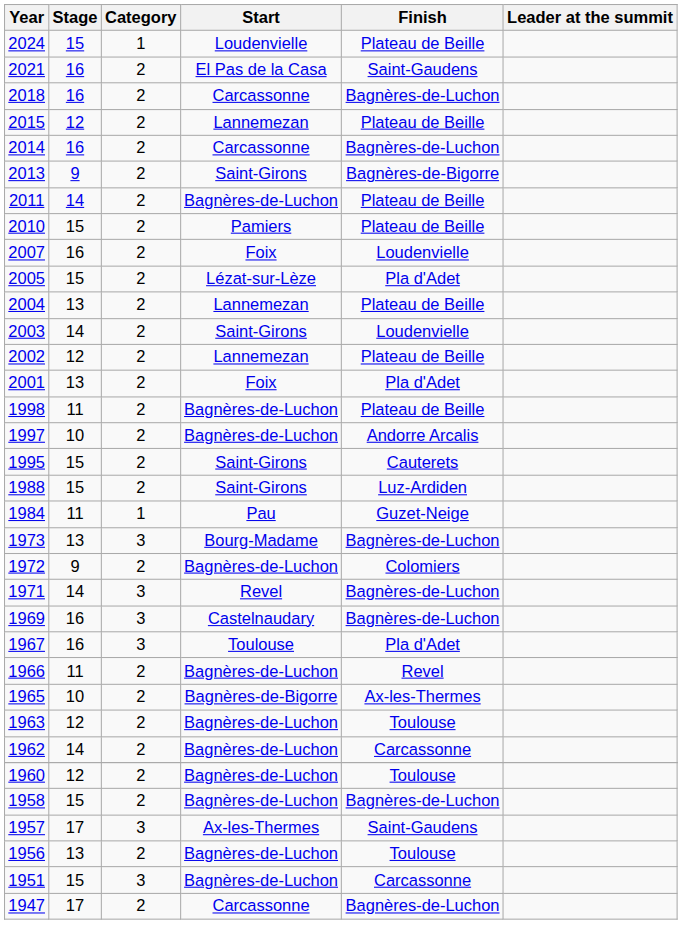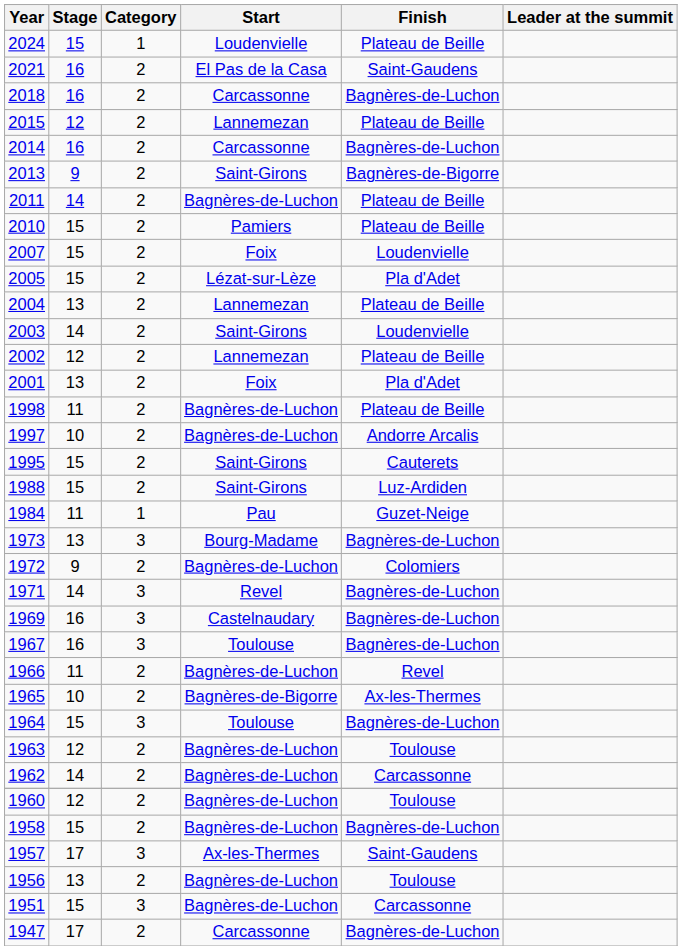(75, 252) 16 -> (75, 252) 15
(423, 644) Pla d'Adet -> (423, 644) Bagnères-de-Luchon
+ row: (27, 723)
